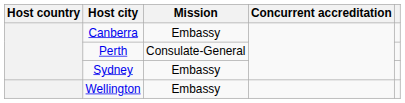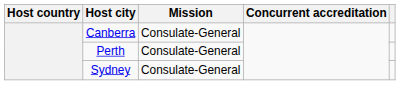(196, 32) Embassy -> (191, 32) Consulate-General
(196, 70) Embassy -> (191, 70) Consulate-General
- row: (113, 88)
